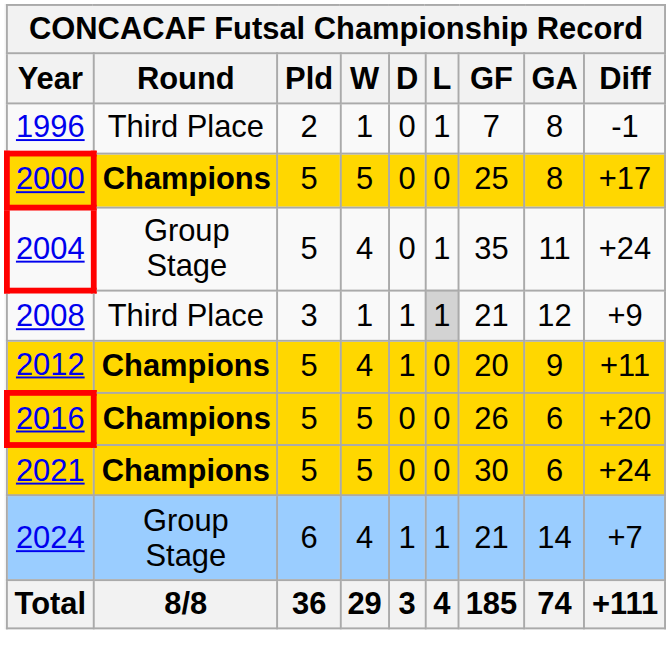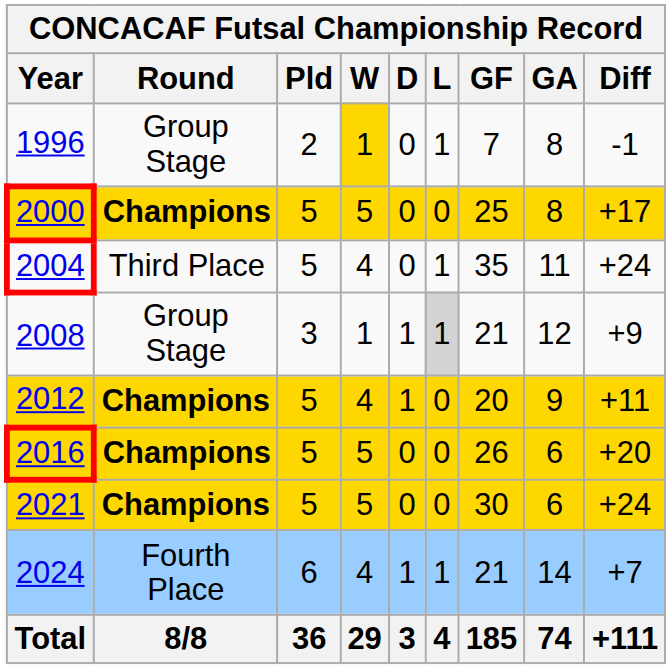(186, 127) Third Place -> (186, 144) Group Stage
(365, 127) no background -> (365, 144) gold background
(187, 248) Group Stage -> (187, 265) Third Place
(186, 315) Third Place -> (186, 333) Group Stage
(186, 537) Group Stage -> (186, 572) Fourth Place
